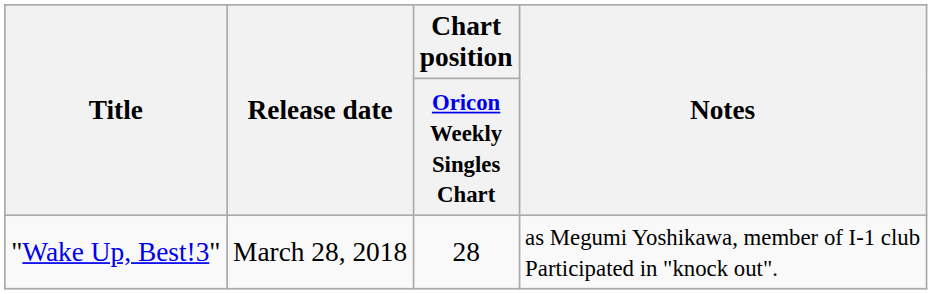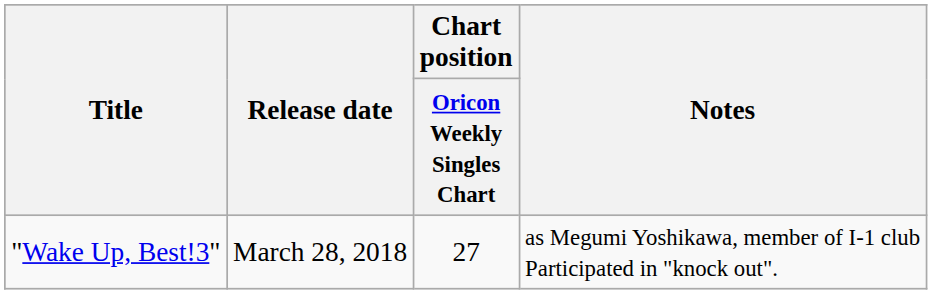(466, 251) 28 -> (466, 251) 27
